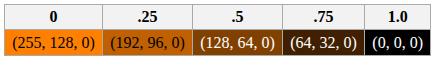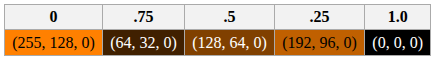columns swapped: (148, 17) <-> (324, 17)
